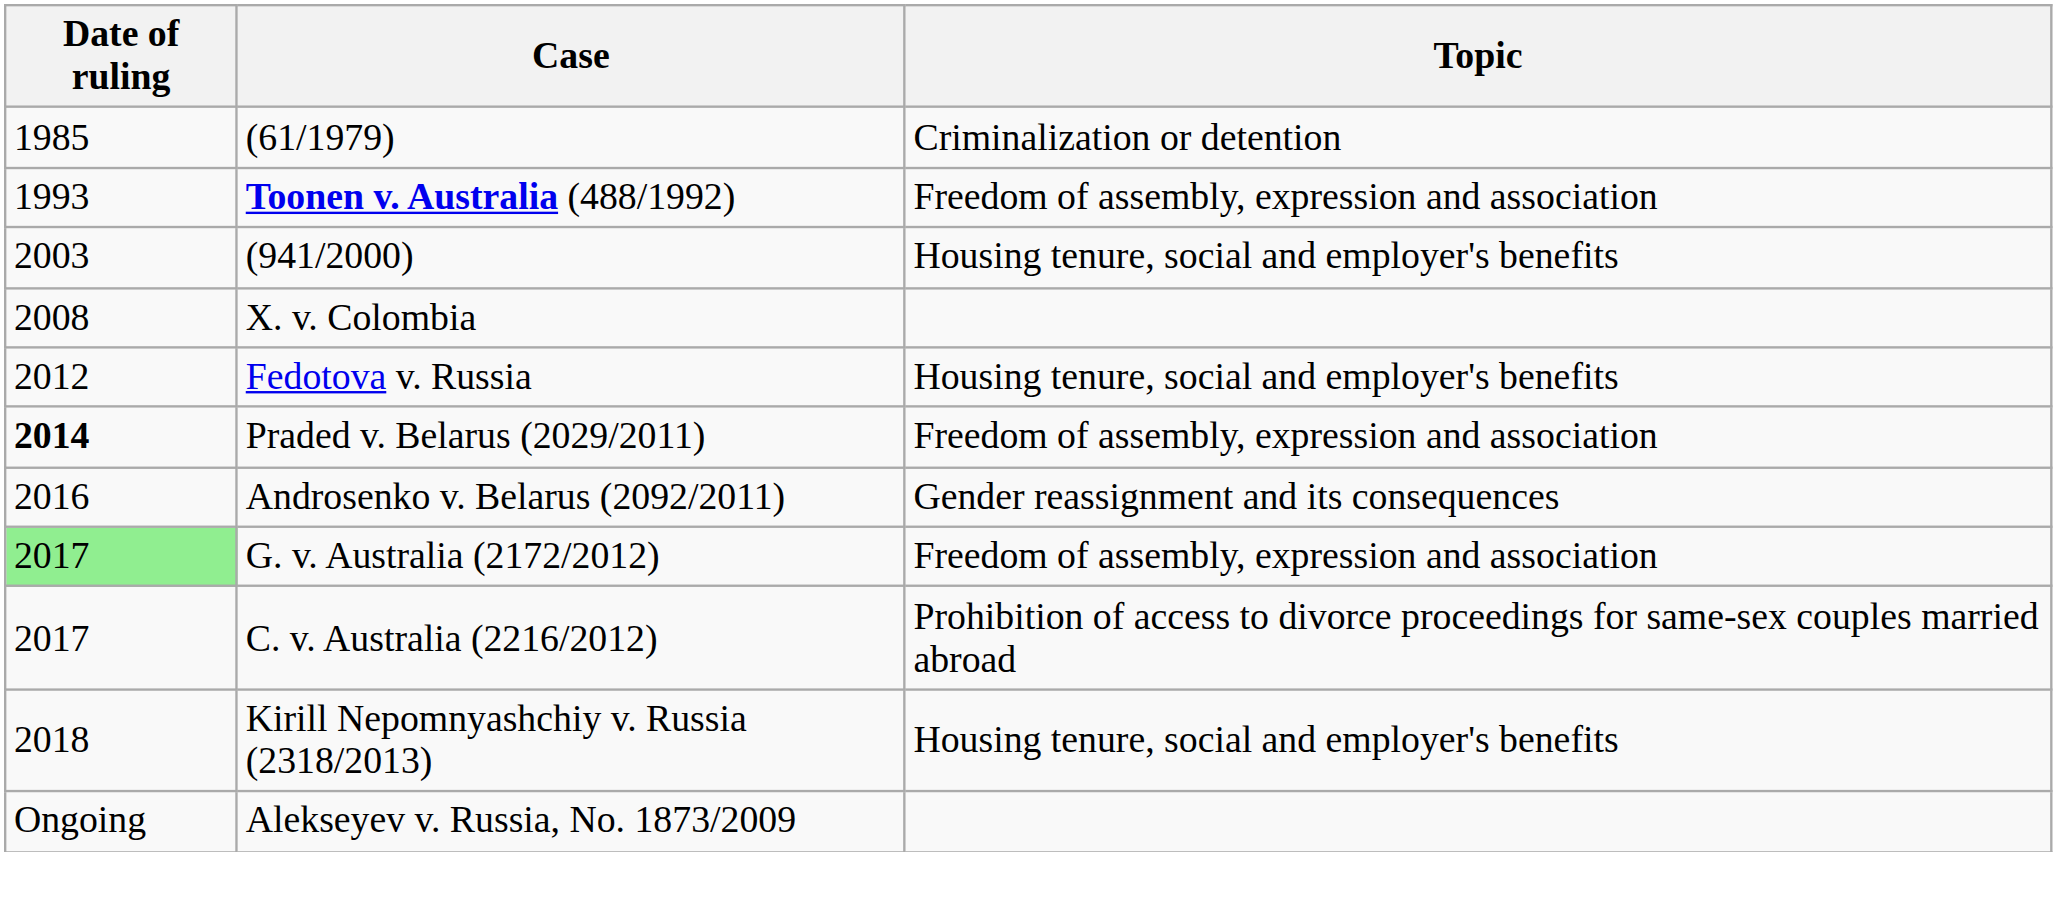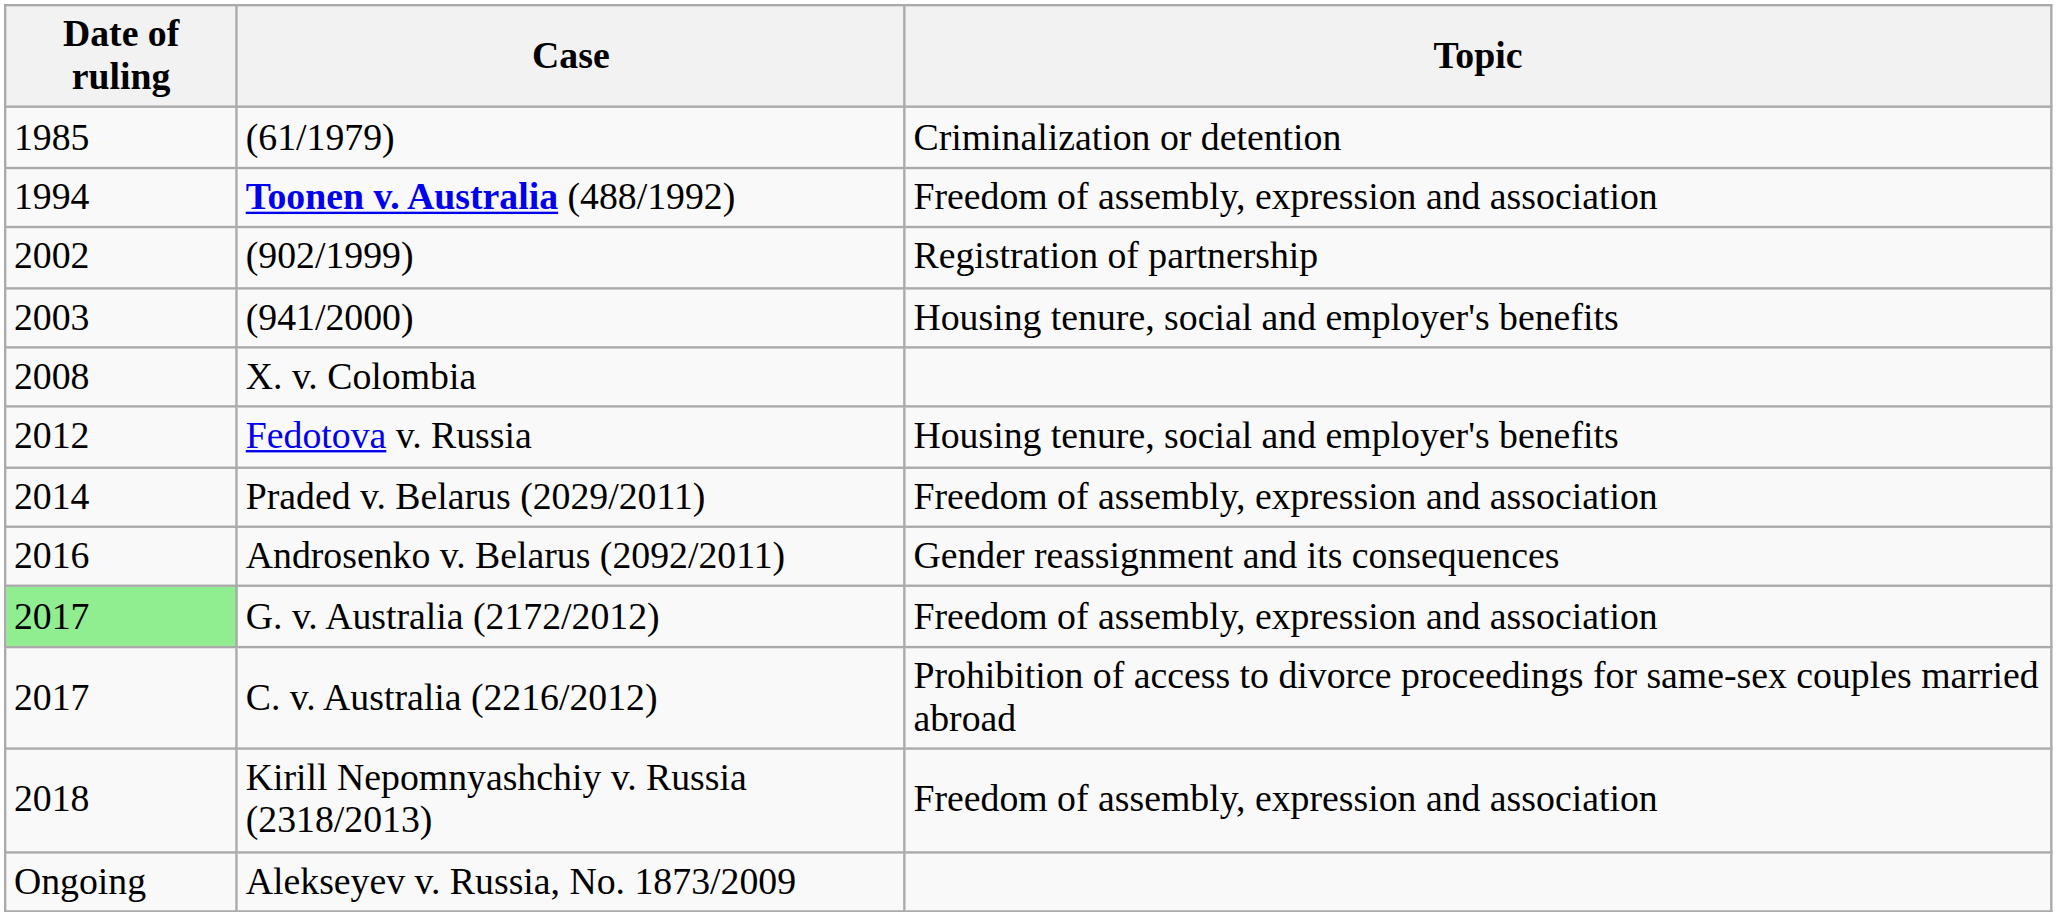(52, 196) 1993 -> (52, 196) 1994
+ row: (330, 256)
(52, 436) bold -> (52, 496) normal
(1266, 739) Housing tenure, social and employer's benefits -> (1286, 799) Freedom of assembly, expression and association
